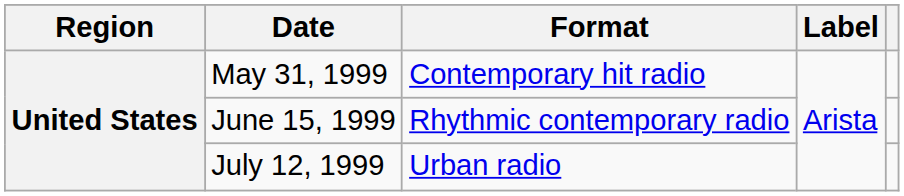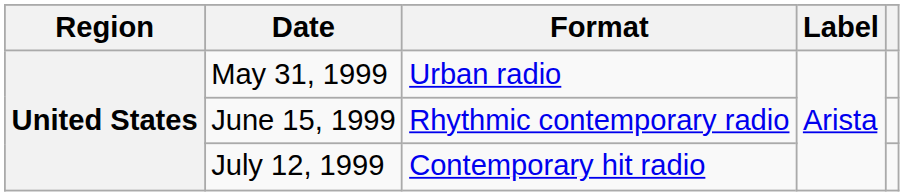(557, 73) Contemporary hit radio -> (485, 73) Urban radio
(485, 166) Urban radio -> (557, 166) Contemporary hit radio
